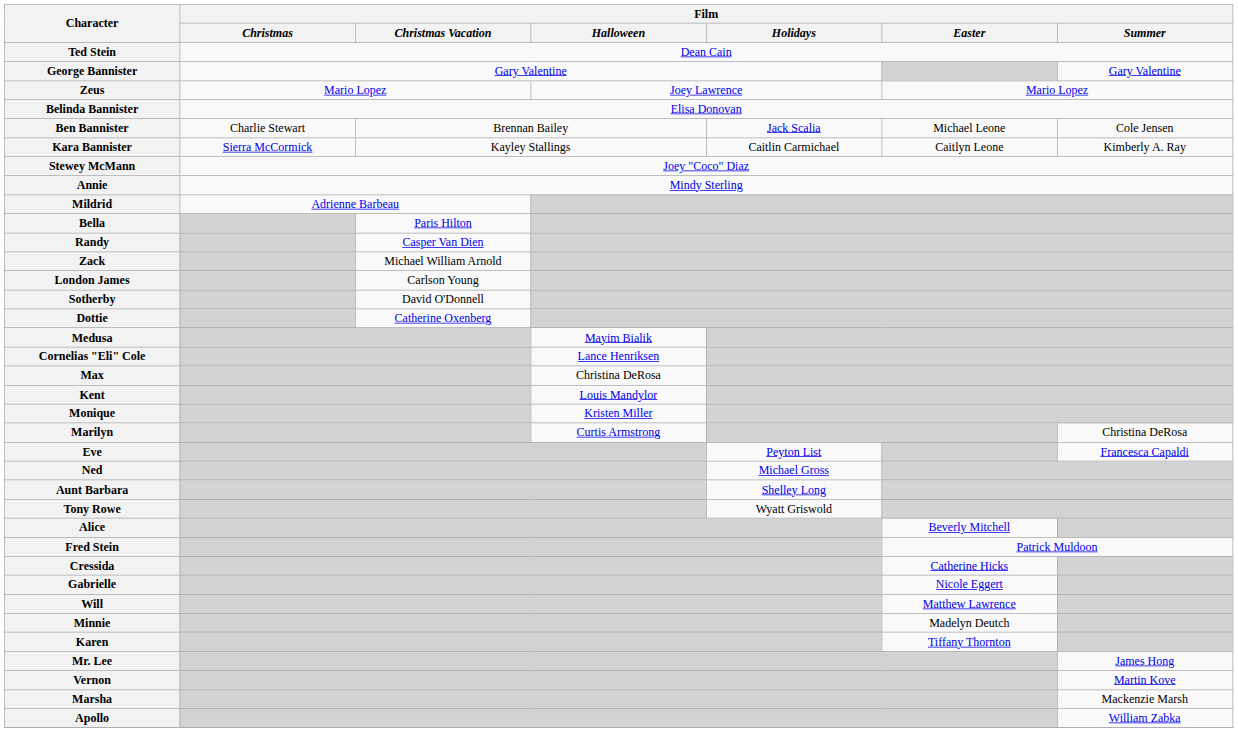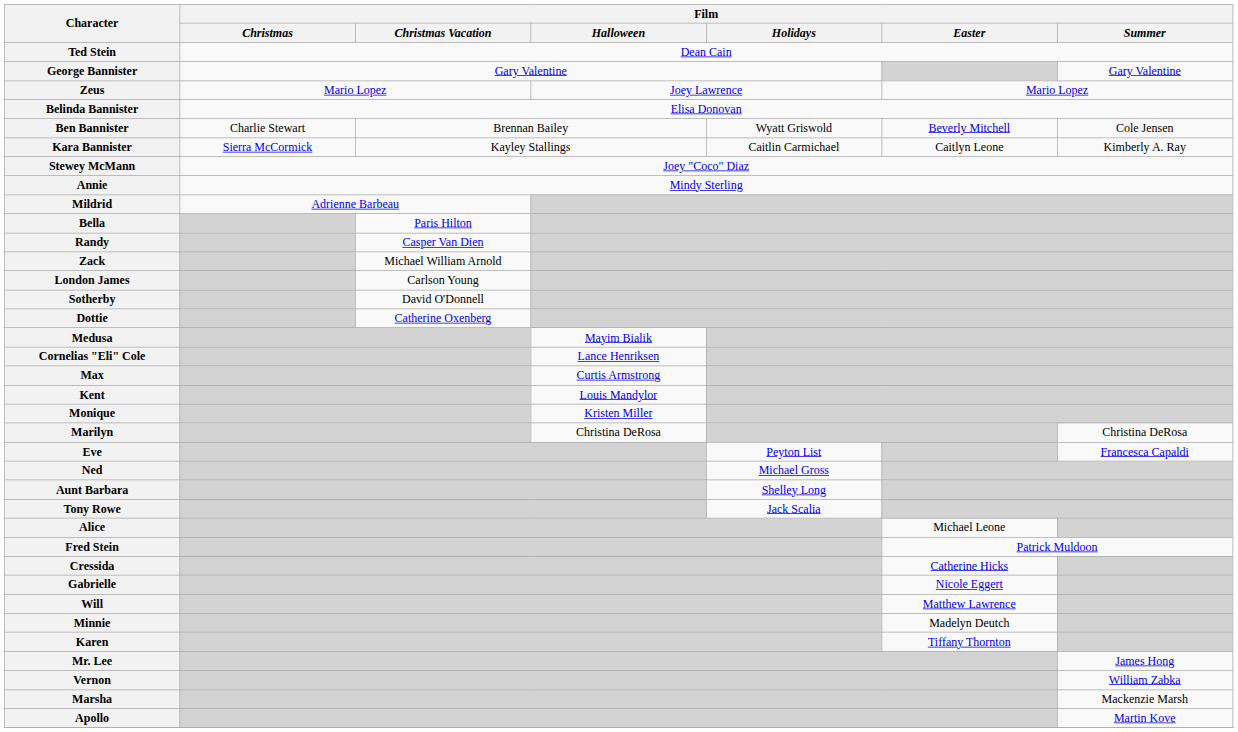(794, 128) Jack Scalia -> (794, 128) Wyatt Griswold
(969, 128) Michael Leone -> (969, 128) Beverly Mitchell
(618, 375) Christina DeRosa -> (618, 375) Curtis Armstrong
(618, 432) Curtis Armstrong -> (618, 432) Christina DeRosa
(794, 508) Wyatt Griswold -> (794, 508) Jack Scalia
(969, 527) Beverly Mitchell -> (969, 527) Michael Leone
(1145, 680) Martin Kove -> (1145, 680) William Zabka
(1145, 718) William Zabka -> (1145, 718) Martin Kove
